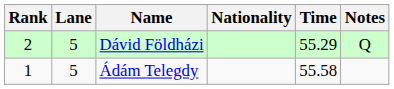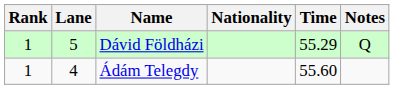(28, 44) 2 -> (28, 44) 1
(74, 71) 5 -> (74, 71) 4
(318, 71) 55.58 -> (318, 71) 55.60
